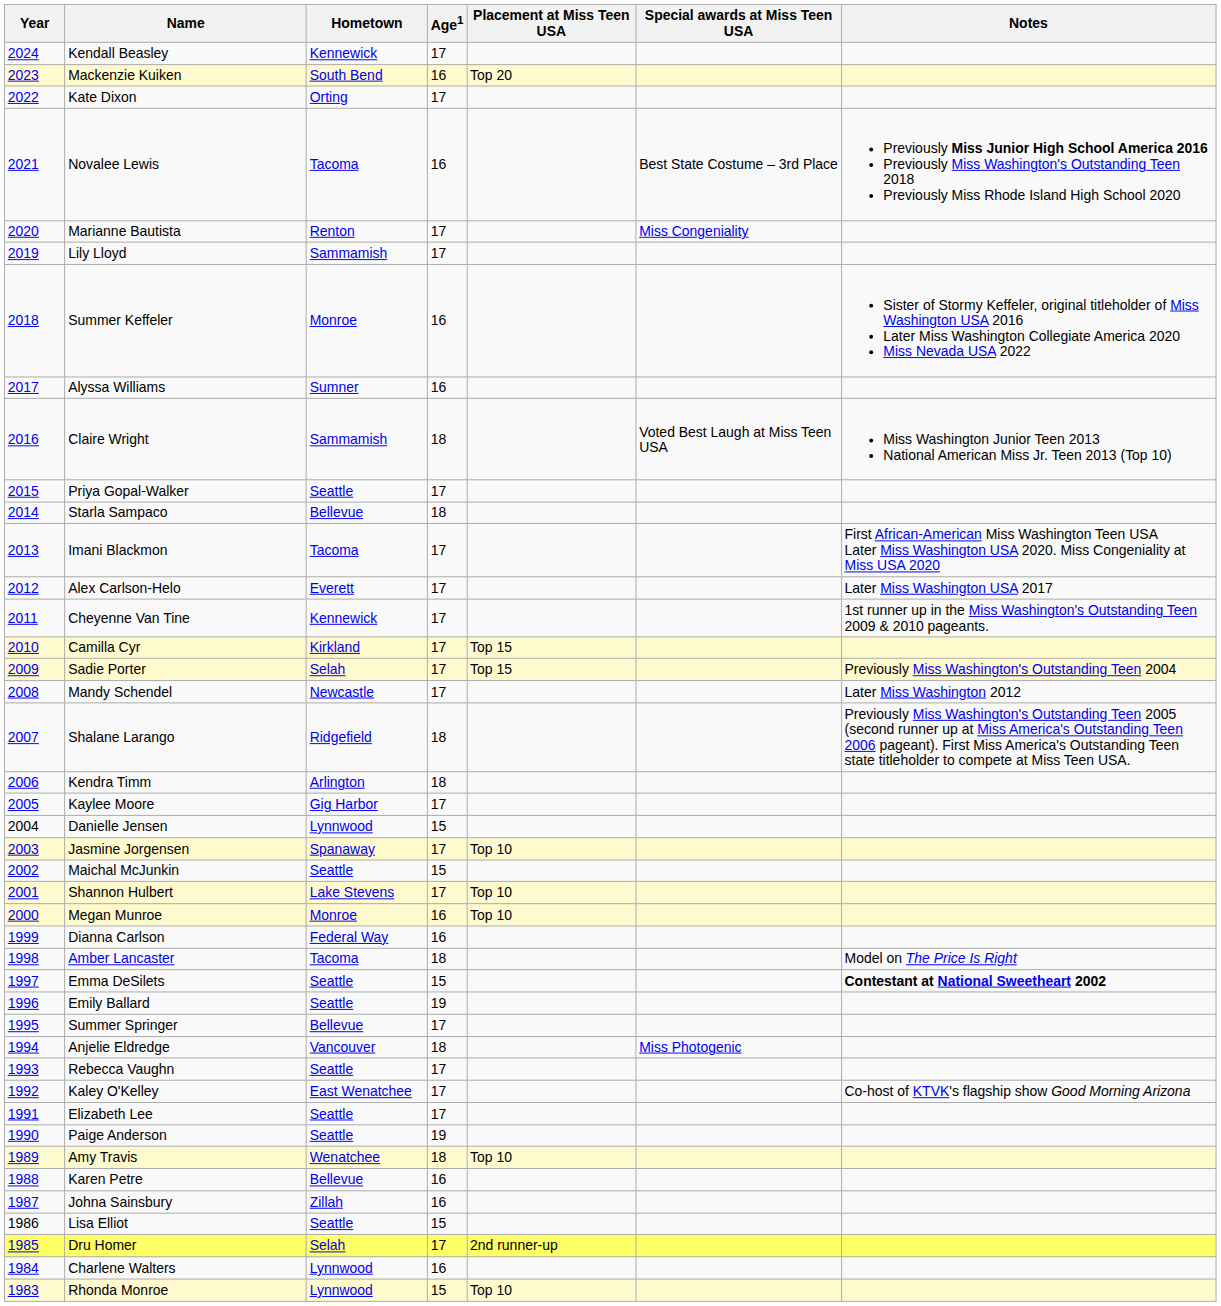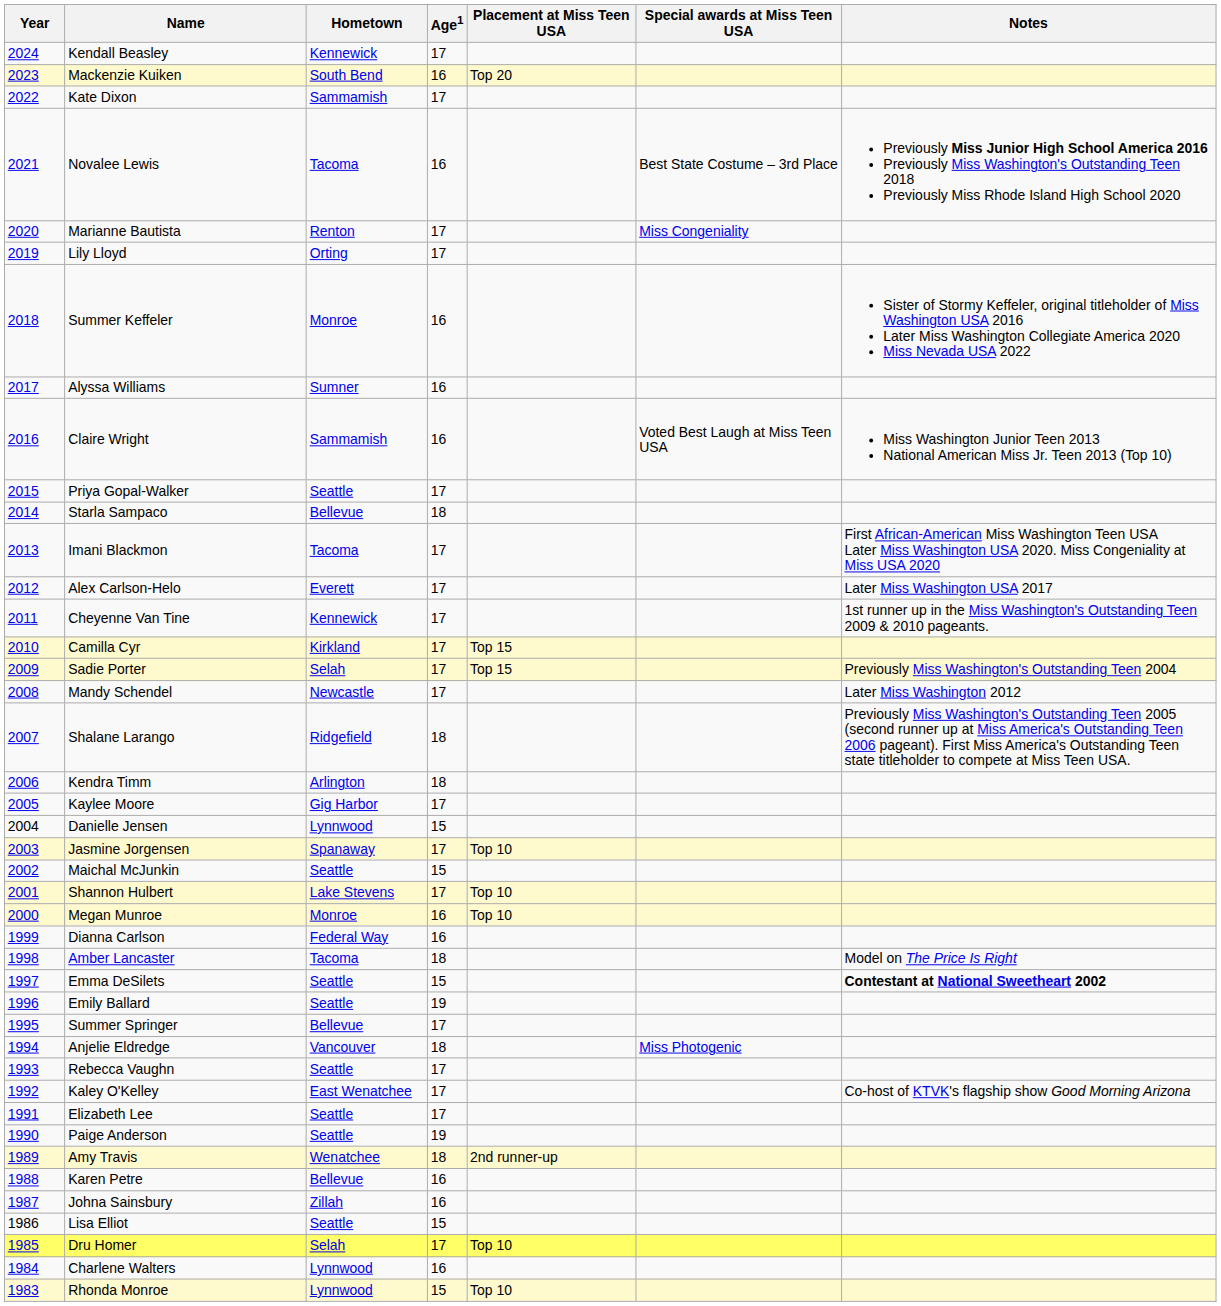(329, 98) Orting -> (348, 98) Sammamish
(348, 254) Sammamish -> (329, 254) Orting
(438, 440) 18 -> (438, 440) 16
(491, 1158) Top 10 -> (514, 1158) 2nd runner-up
(514, 1246) 2nd runner-up -> (491, 1246) Top 10
